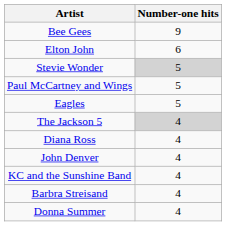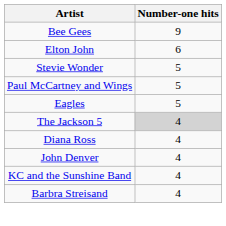(178, 67) lightgrey background -> (178, 67) no background
- row: (70, 211)
